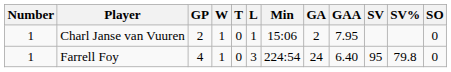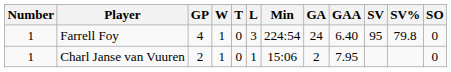rows swapped: (89, 56) <-> (122, 35)
